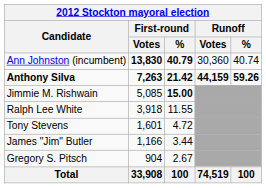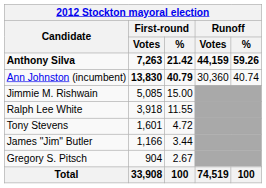rows swapped: (41, 77) <-> (66, 61)
(180, 93) bold -> (180, 93) normal
